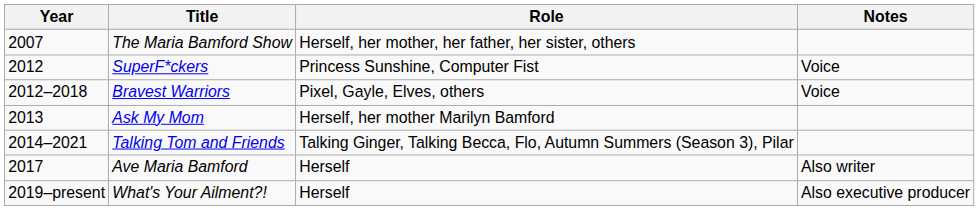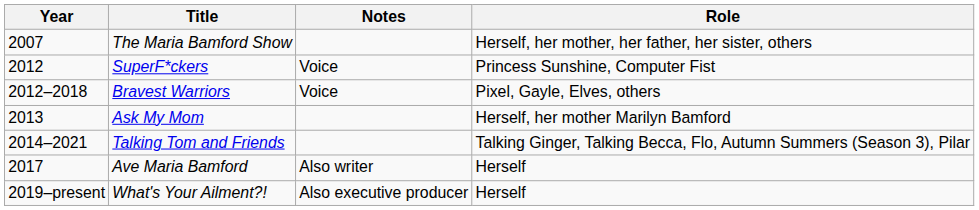columns swapped: (546, 17) <-> (886, 17)
